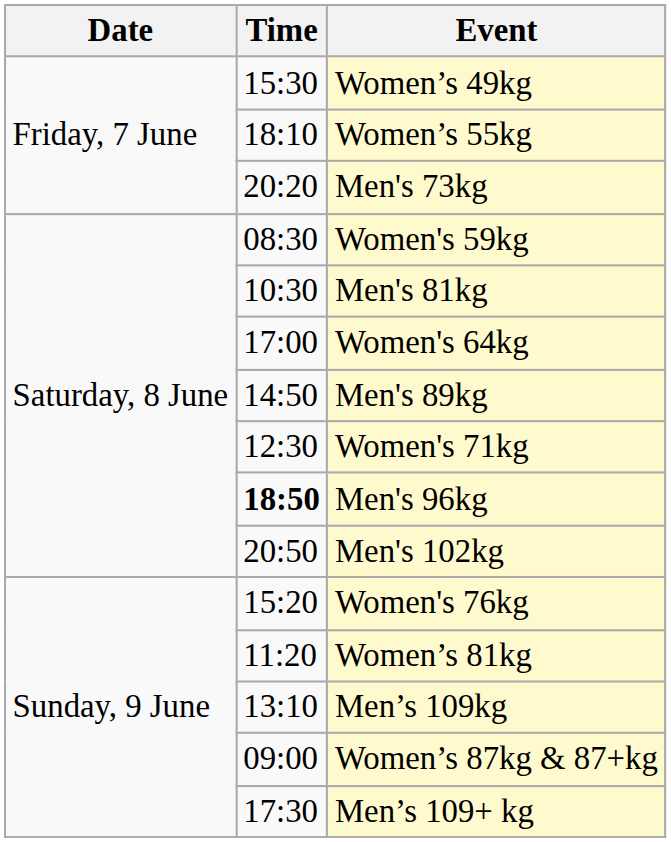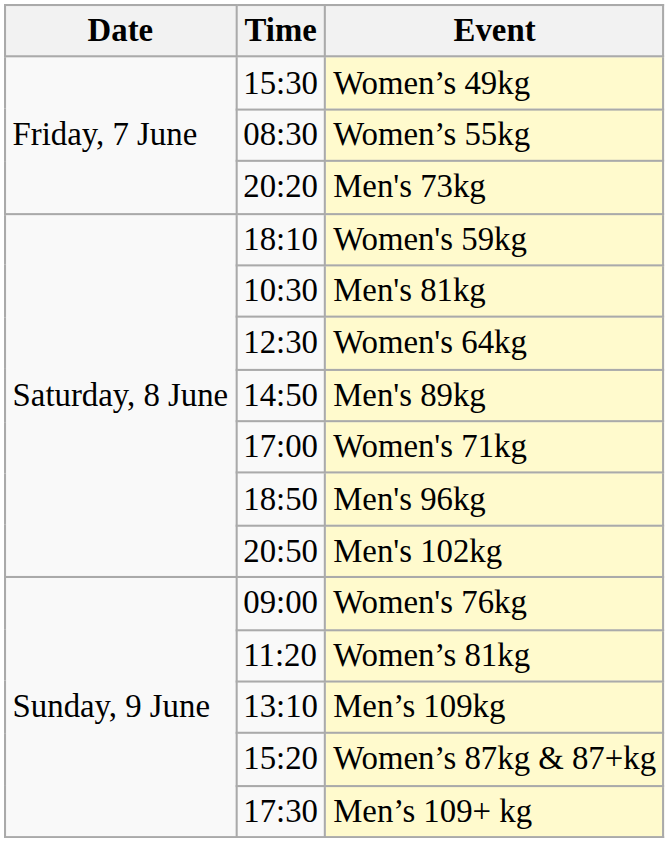(281, 134) 18:10 -> (281, 134) 08:30
(281, 238) 08:30 -> (281, 238) 18:10
(281, 342) 17:00 -> (281, 342) 12:30
(281, 446) 12:30 -> (281, 446) 17:00
(282, 498) bold -> (281, 498) normal
(281, 602) 15:20 -> (281, 602) 09:00
(281, 758) 09:00 -> (281, 758) 15:20
